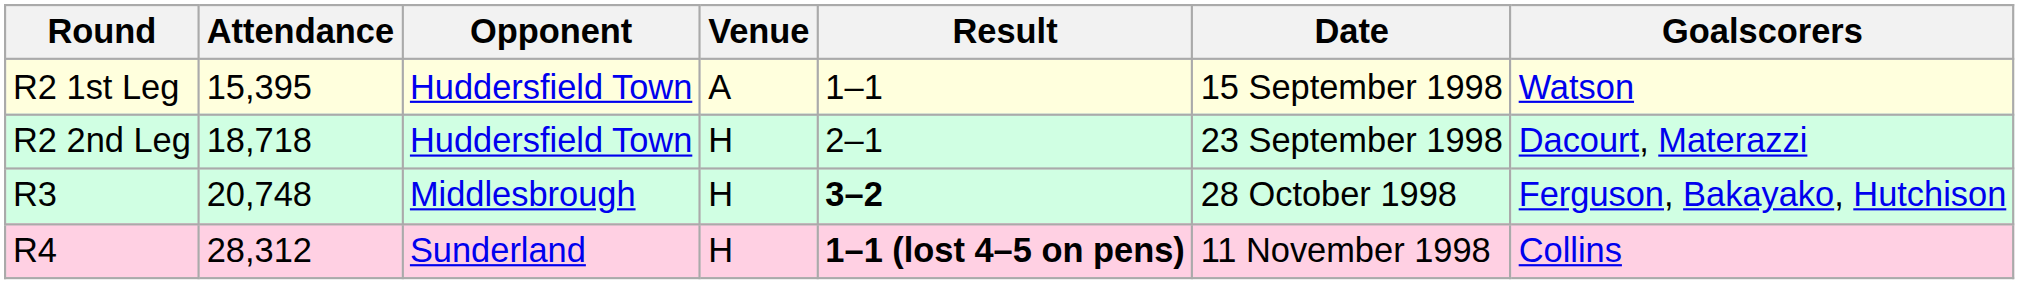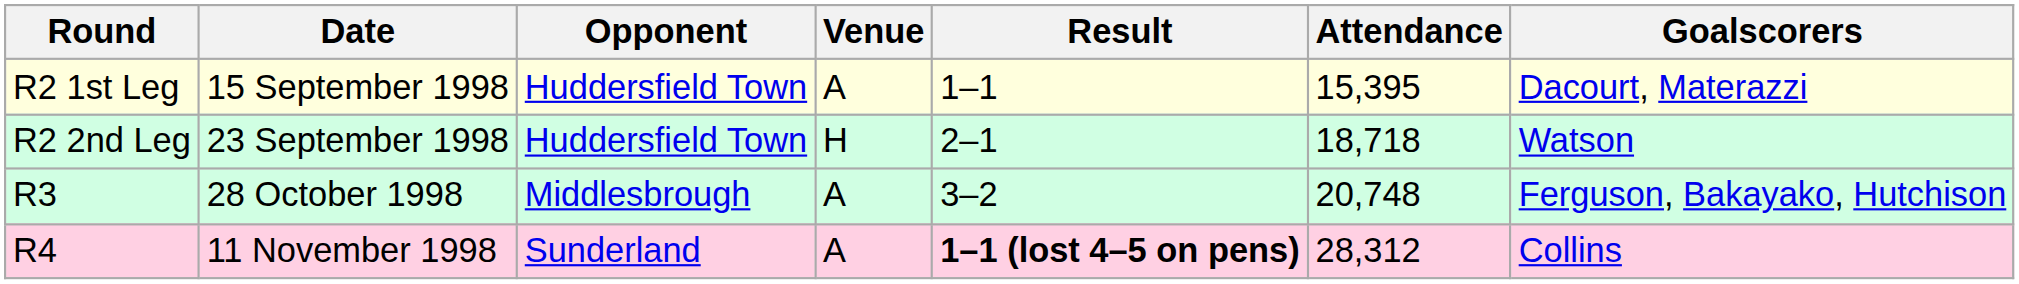columns swapped: (1352, 31) <-> (300, 31)
(1576, 86) Watson -> (1663, 86) Dacourt, Materazzi
(1663, 140) Dacourt, Materazzi -> (1576, 140) Watson
(721, 195) H -> (834, 195) A
(854, 195) bold -> (969, 195) normal
(721, 250) H -> (834, 250) A
